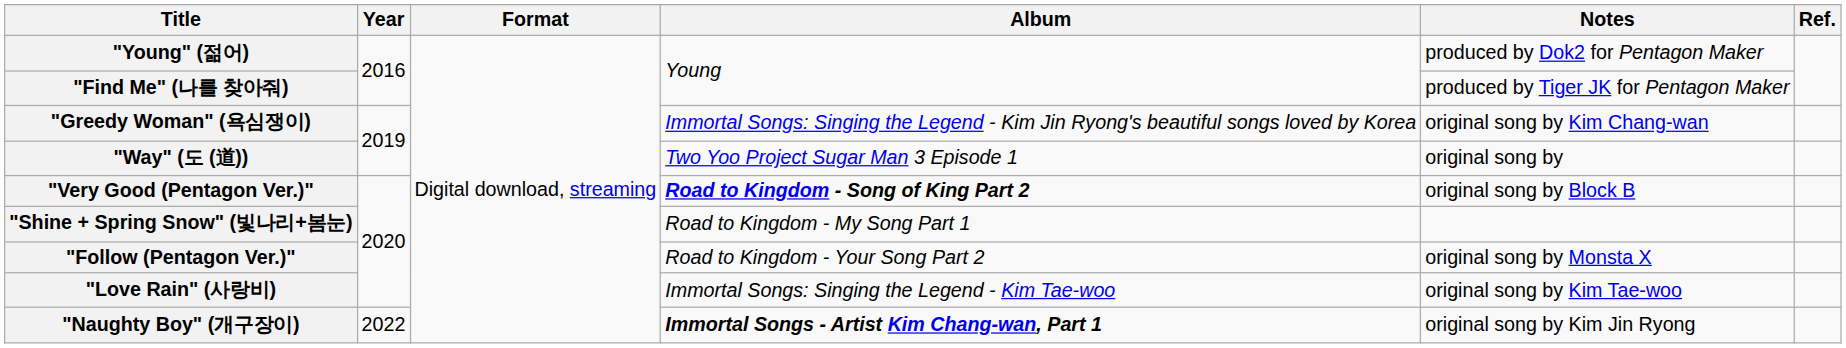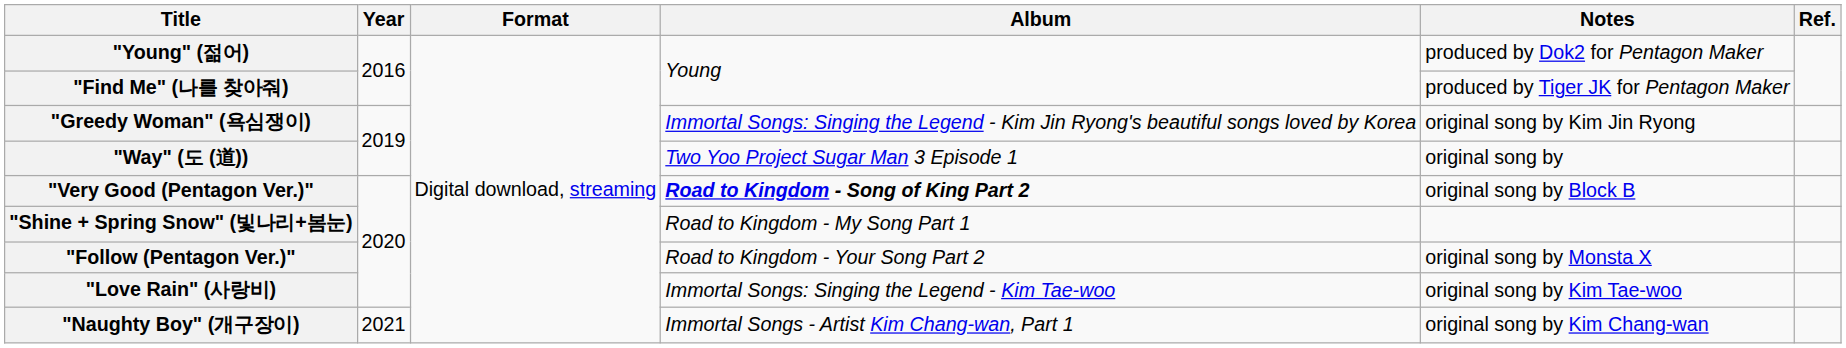(1567, 122) original song by Kim Chang-wan -> (1560, 122) original song by Kim Jin Ryong
(384, 324) 2022 -> (384, 324) 2021
(884, 324) bold -> (869, 324) normal
(1560, 324) original song by Kim Jin Ryong -> (1567, 324) original song by Kim Chang-wan
